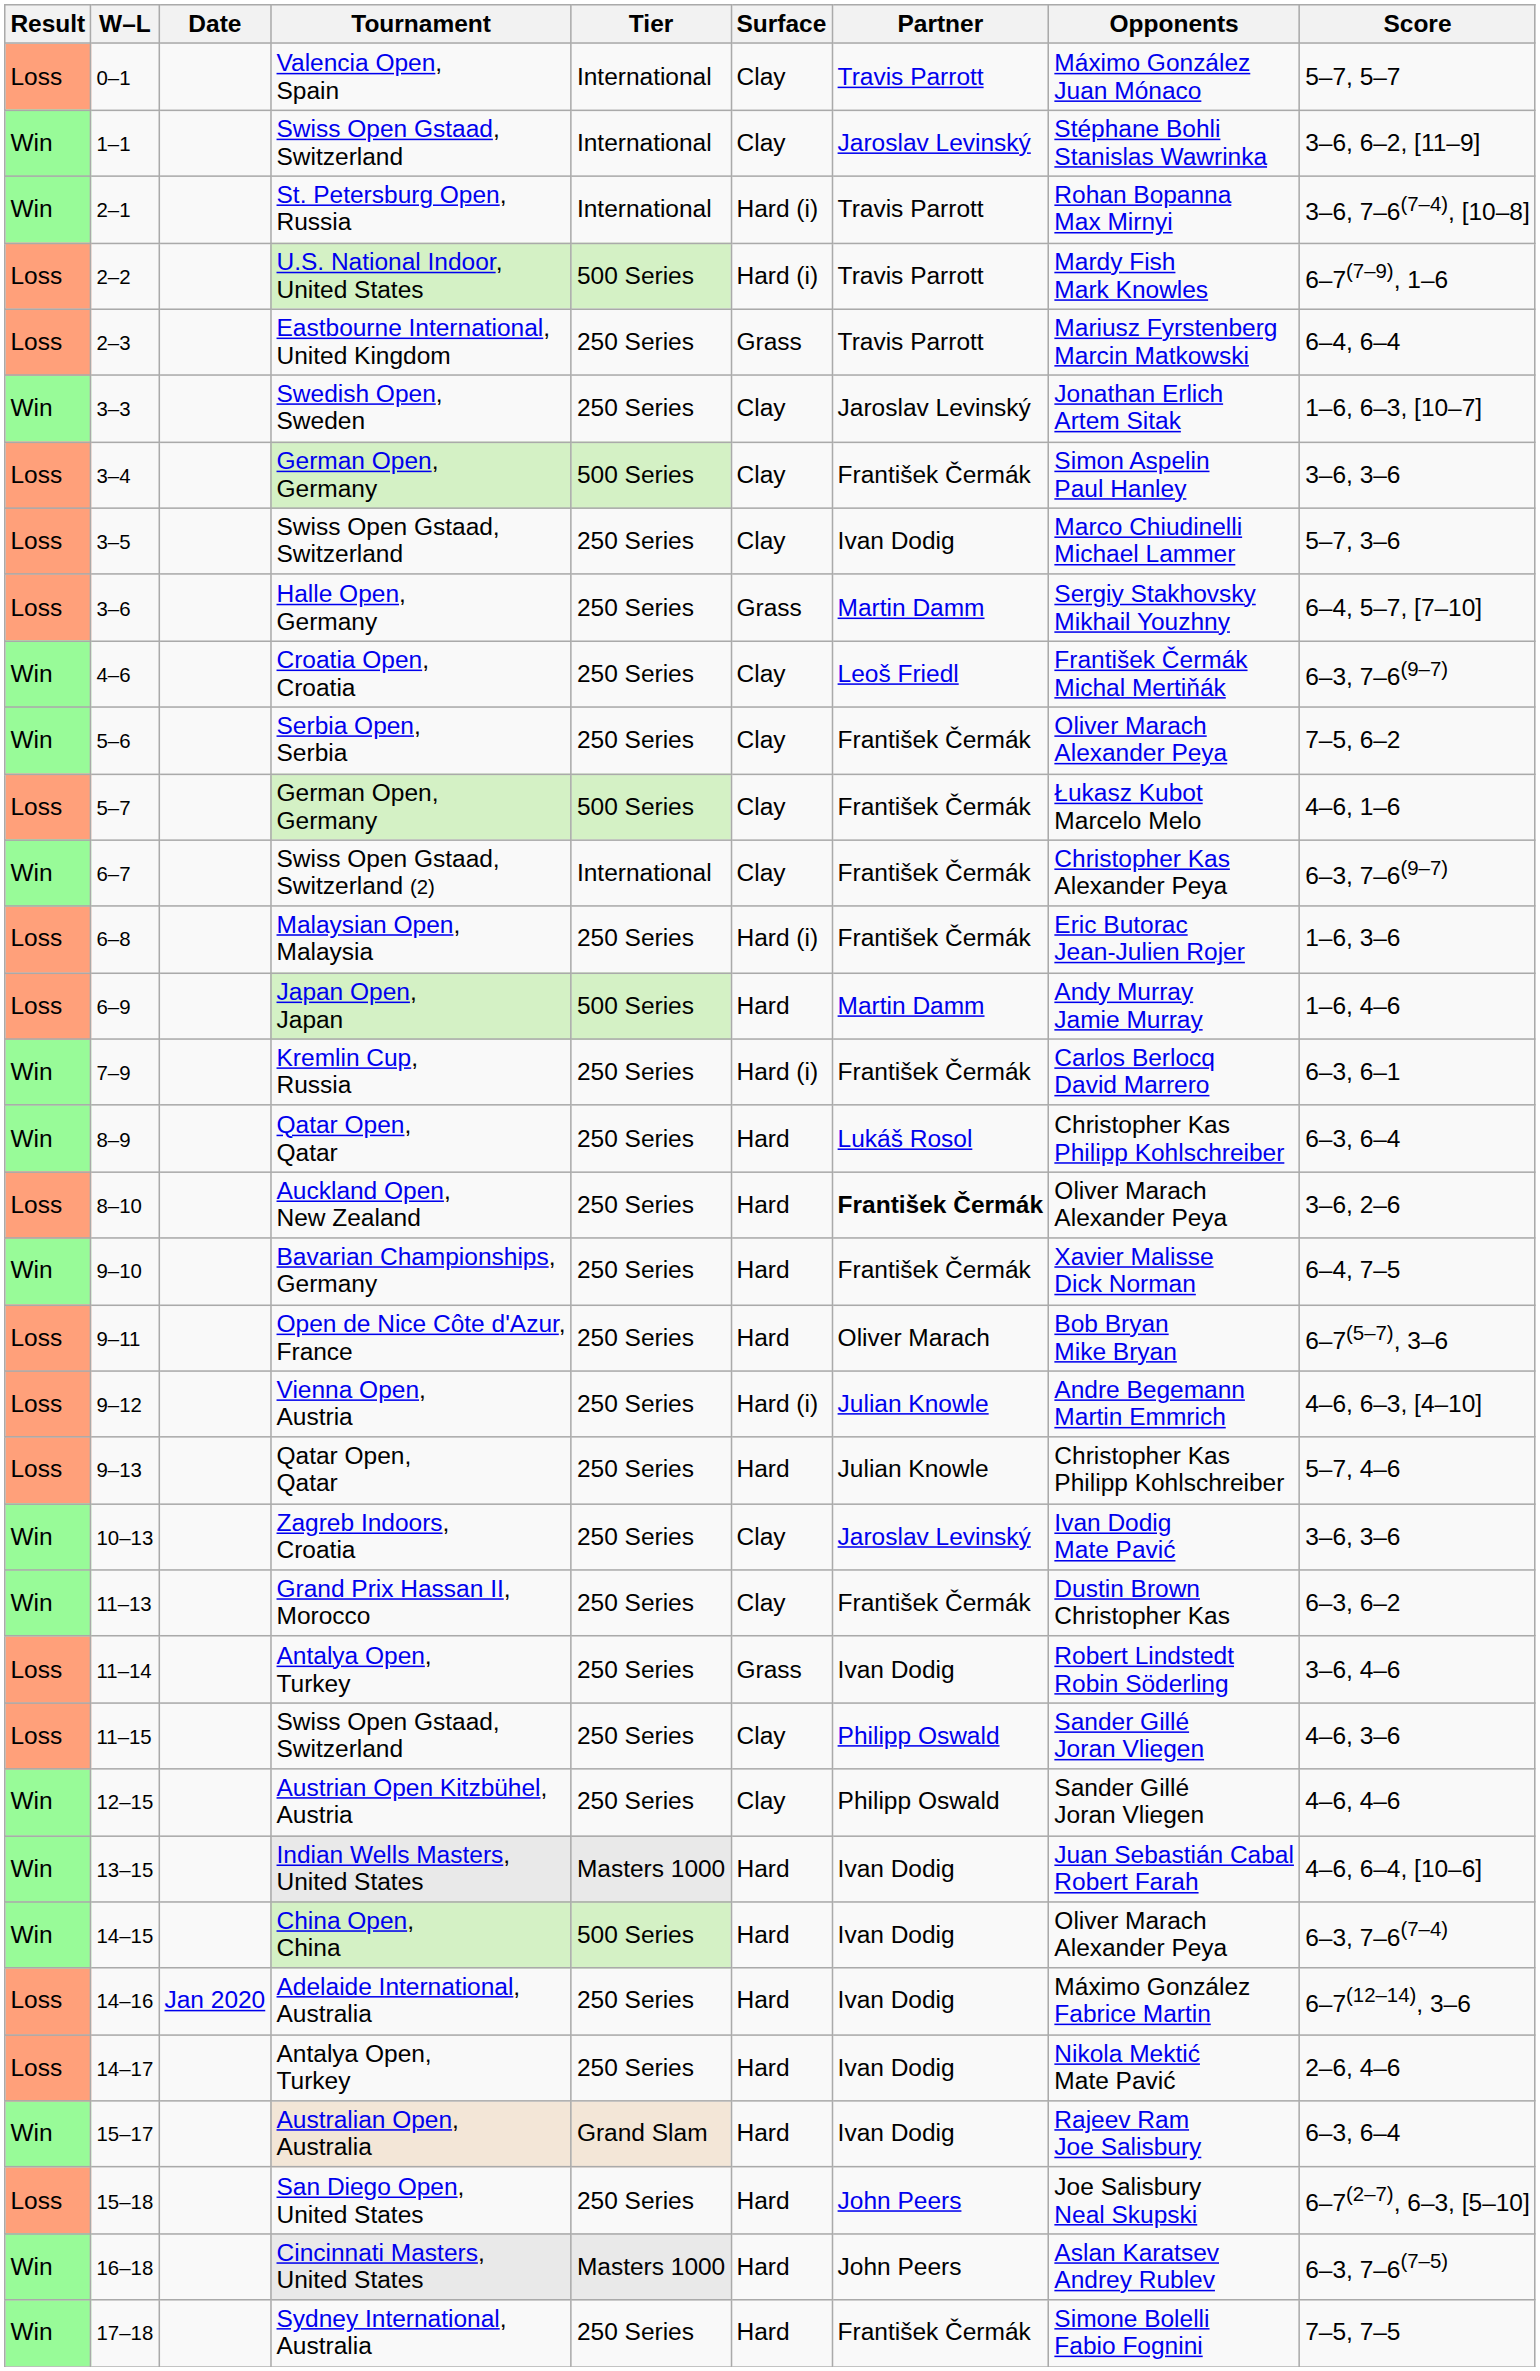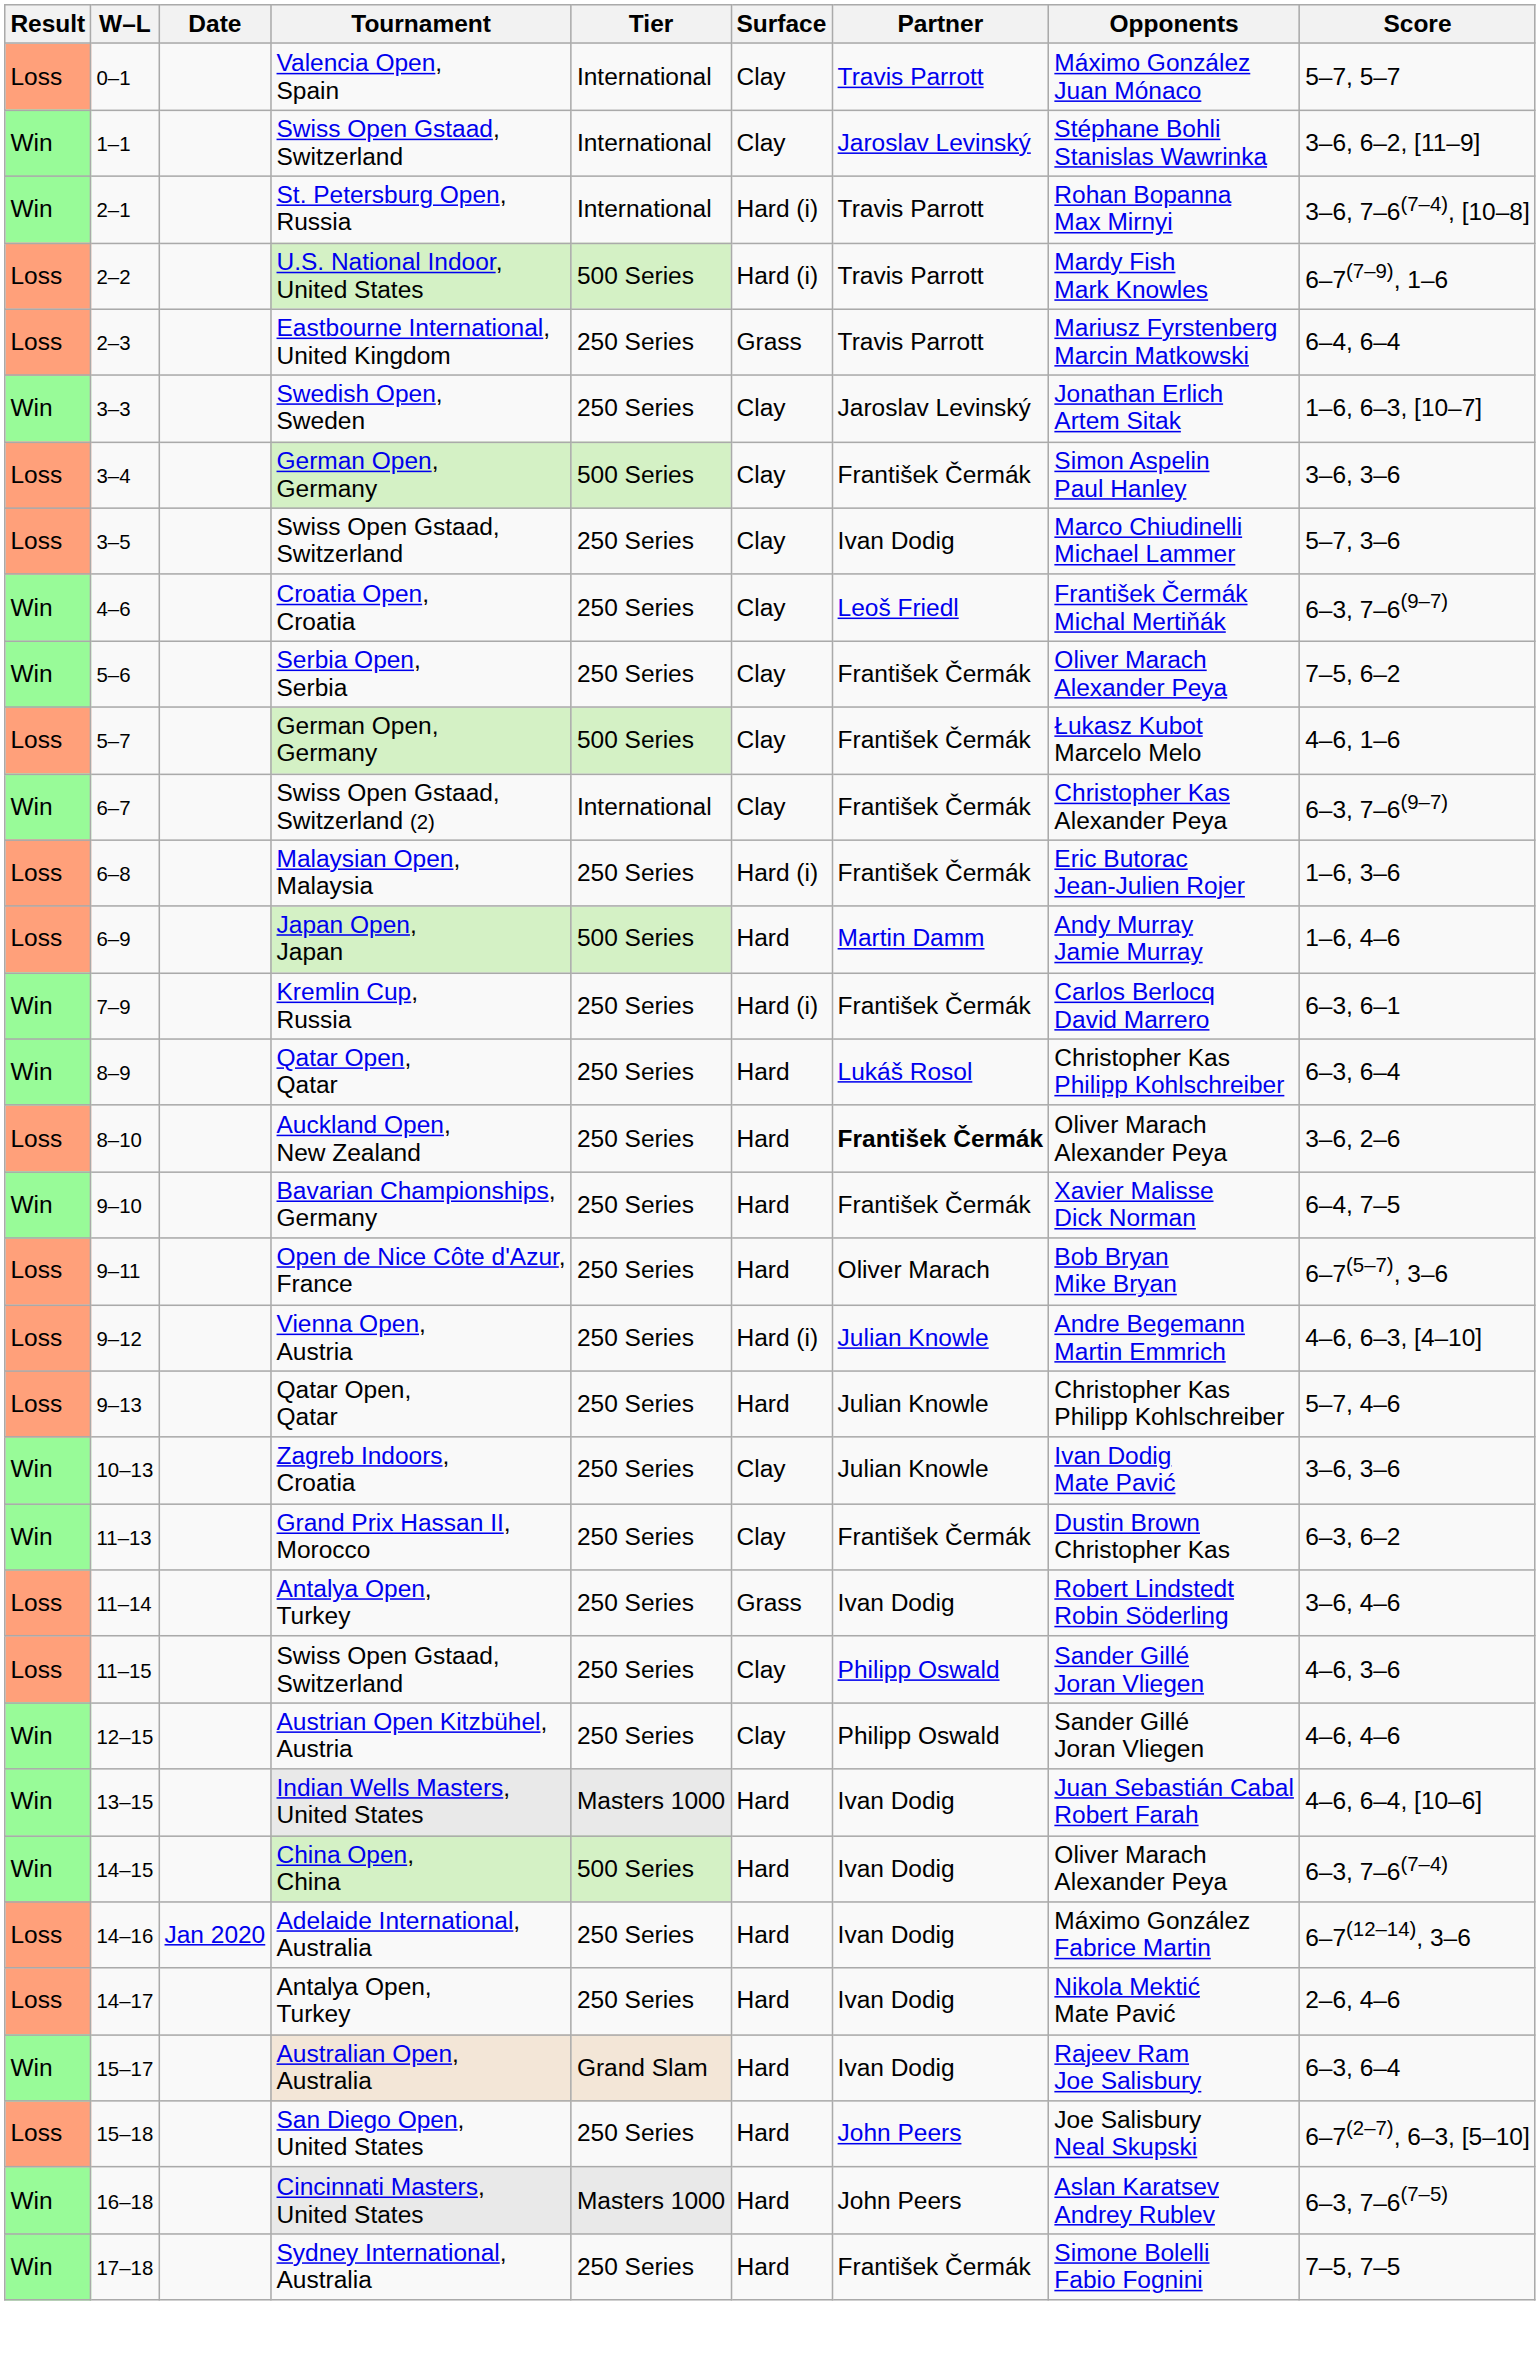- row: (114, 608)
(934, 1536) Jaroslav Levinský -> (913, 1470) Julian Knowle
